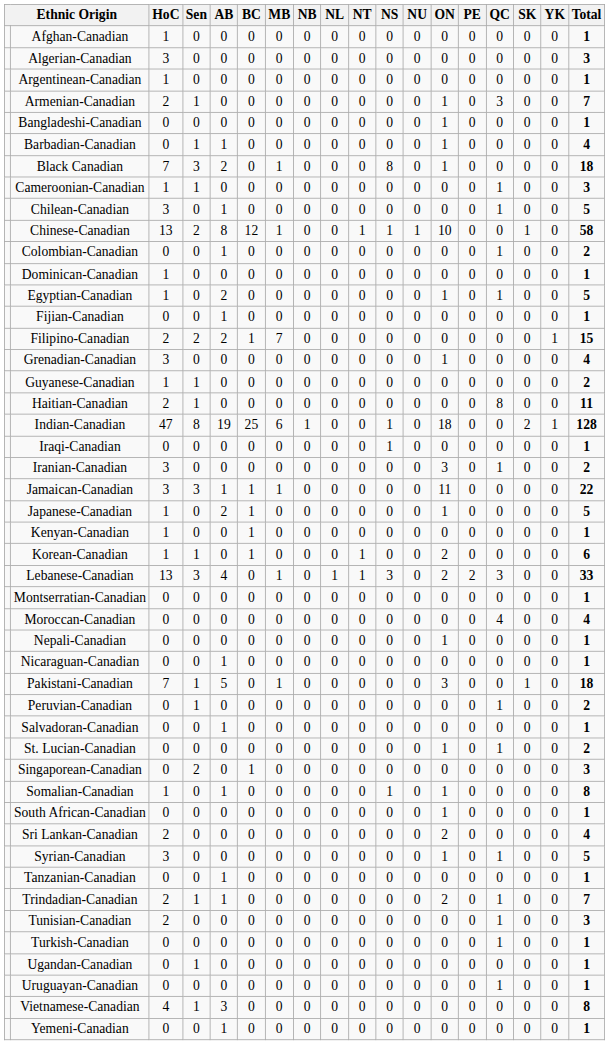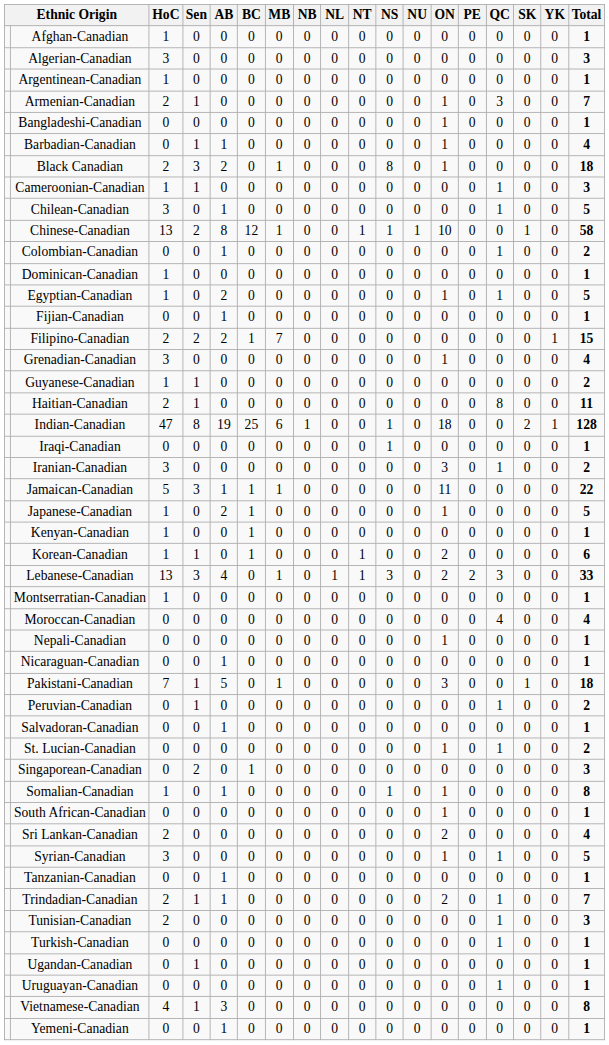(166, 166) 7 -> (166, 166) 2
(166, 489) 3 -> (166, 489) 5
(166, 597) 0 -> (166, 597) 1
